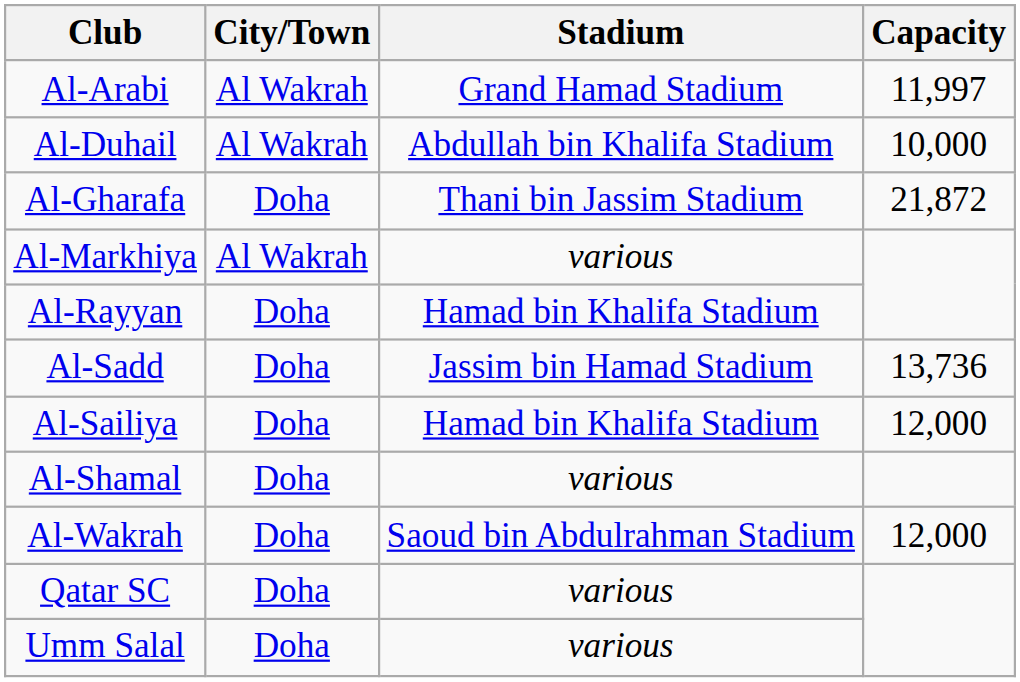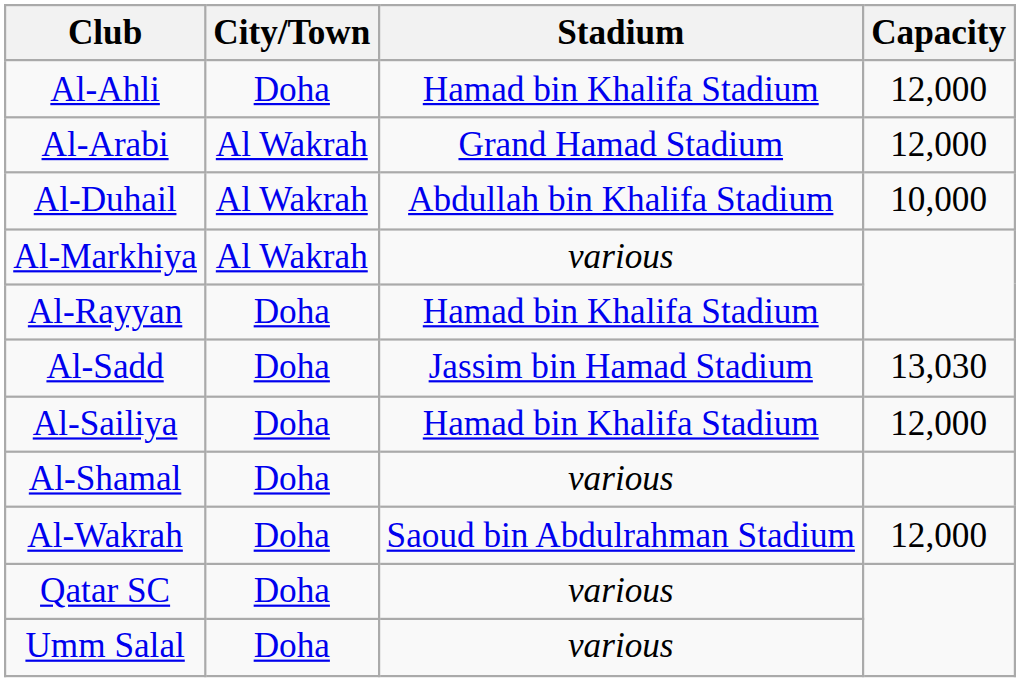+ row: (105, 88)
(939, 88) 11,997 -> (939, 144) 12,000
- row: (105, 199)
(939, 367) 13,736 -> (939, 367) 13,030
